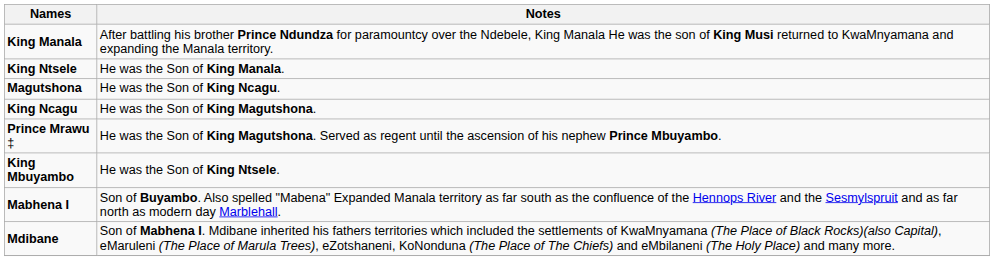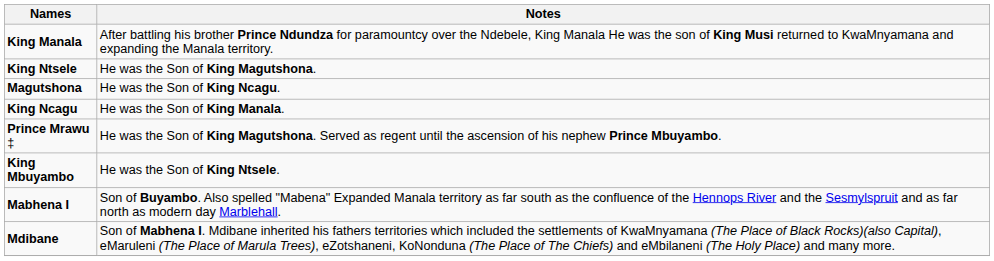(192, 68) He was the Son of King Manala. -> (208, 68) He was the Son of King Magutshona.
(208, 108) He was the Son of King Magutshona. -> (192, 108) He was the Son of King Manala.
